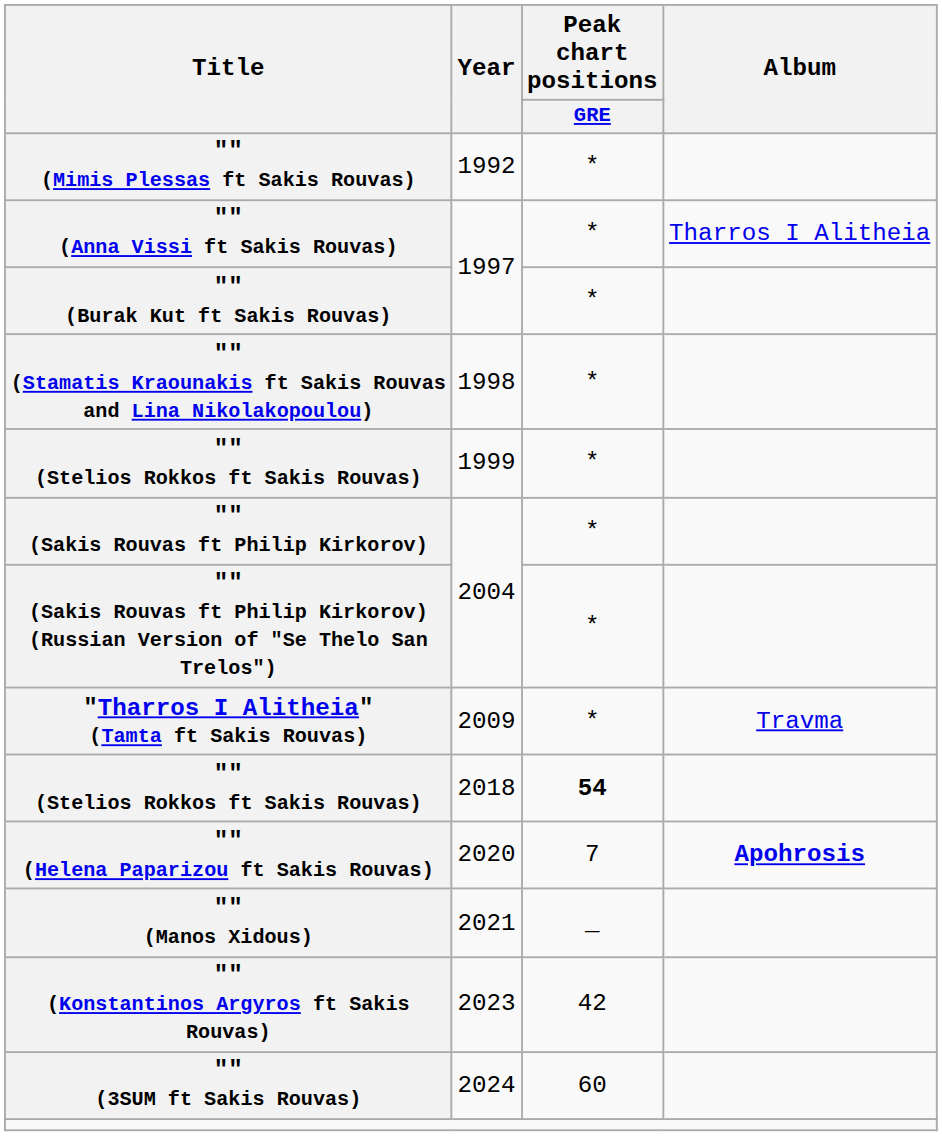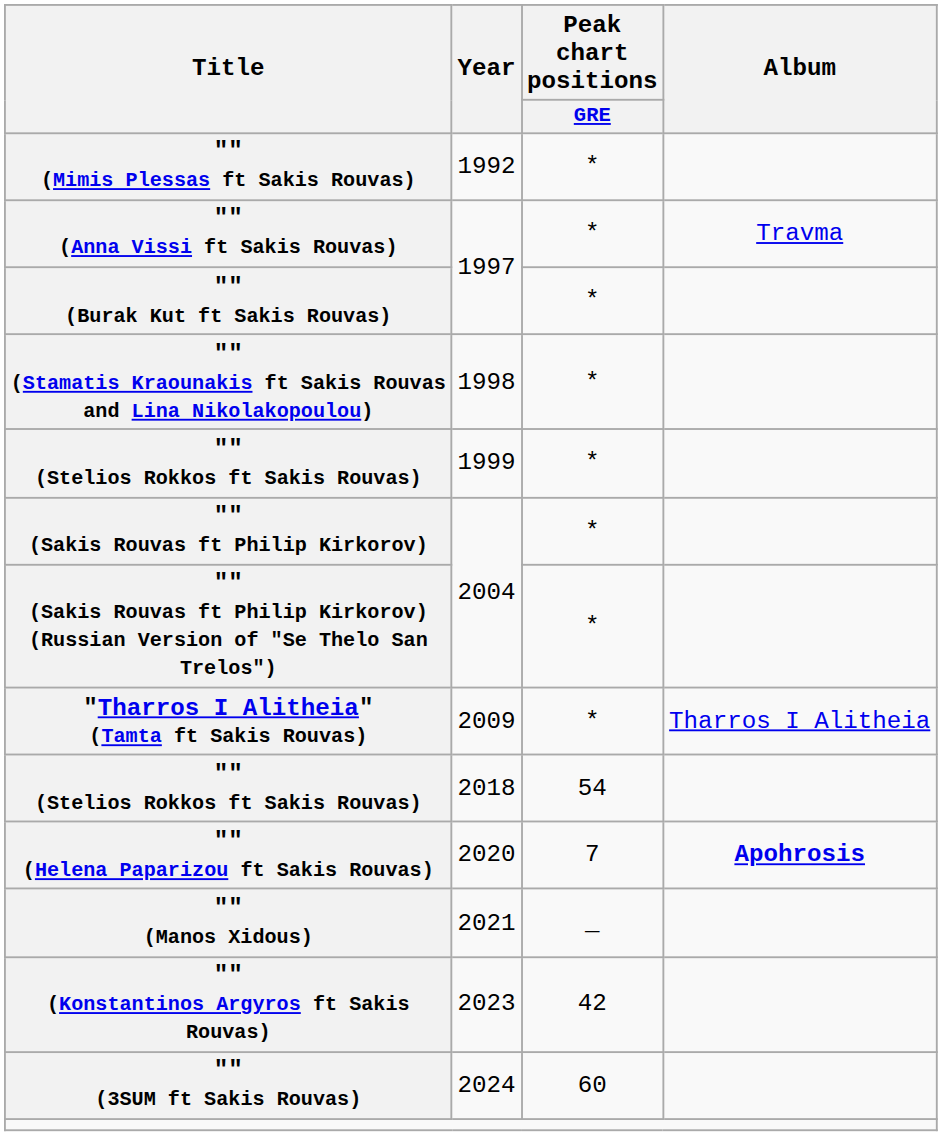(800, 233) Tharros I Alitheia -> (800, 233) Travma
(800, 721) Travma -> (800, 721) Tharros I Alitheia
(592, 788) bold -> (592, 788) normal
